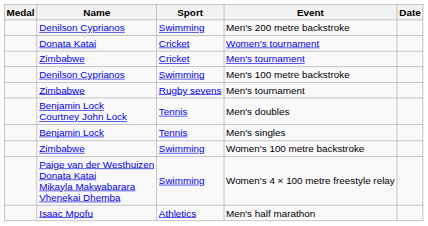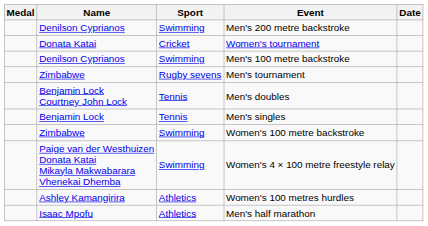- row: (174, 59)
+ row: (177, 197)
